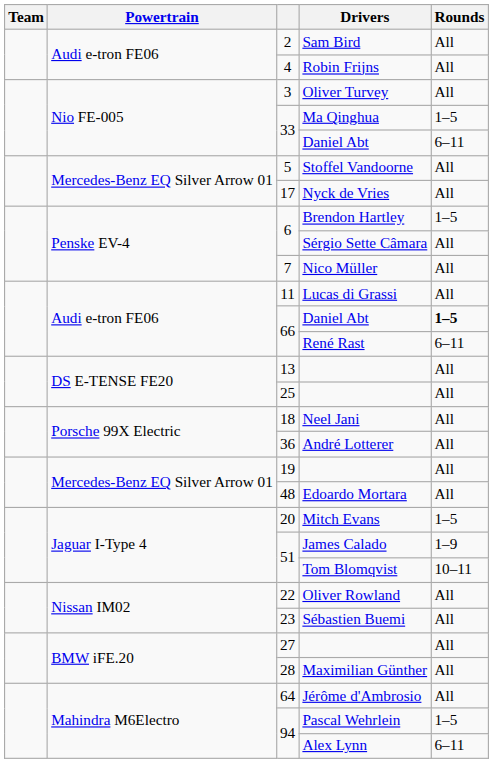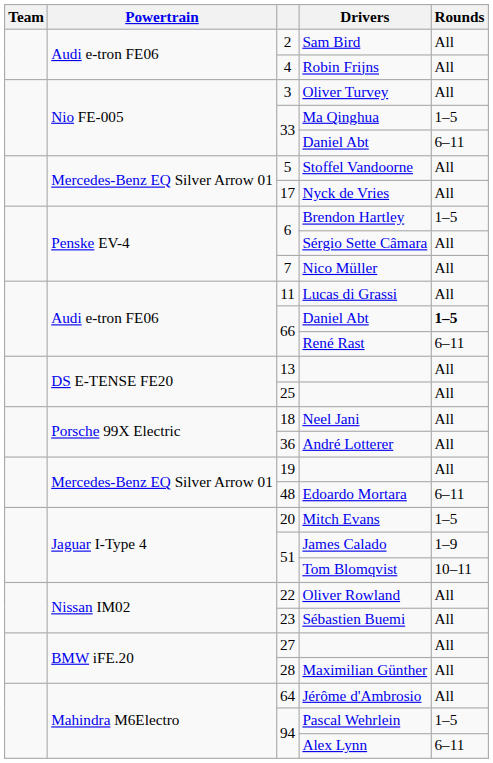(444, 494) All -> (449, 494) 6–11
